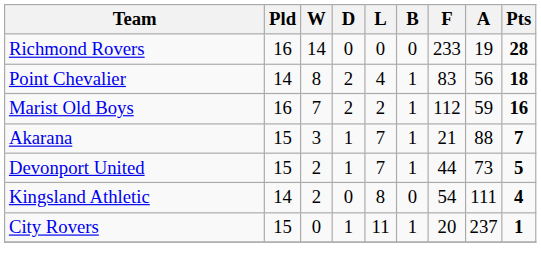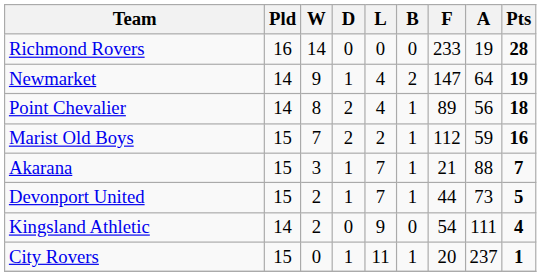+ row: (53, 78)
(447, 78) 83 -> (447, 108) 89
(283, 108) 16 -> (283, 138) 15
(381, 197) 8 -> (381, 227) 9
